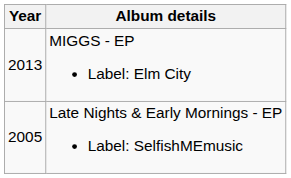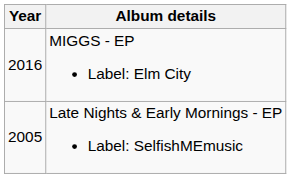(25, 65) 2013 -> (25, 65) 2016
